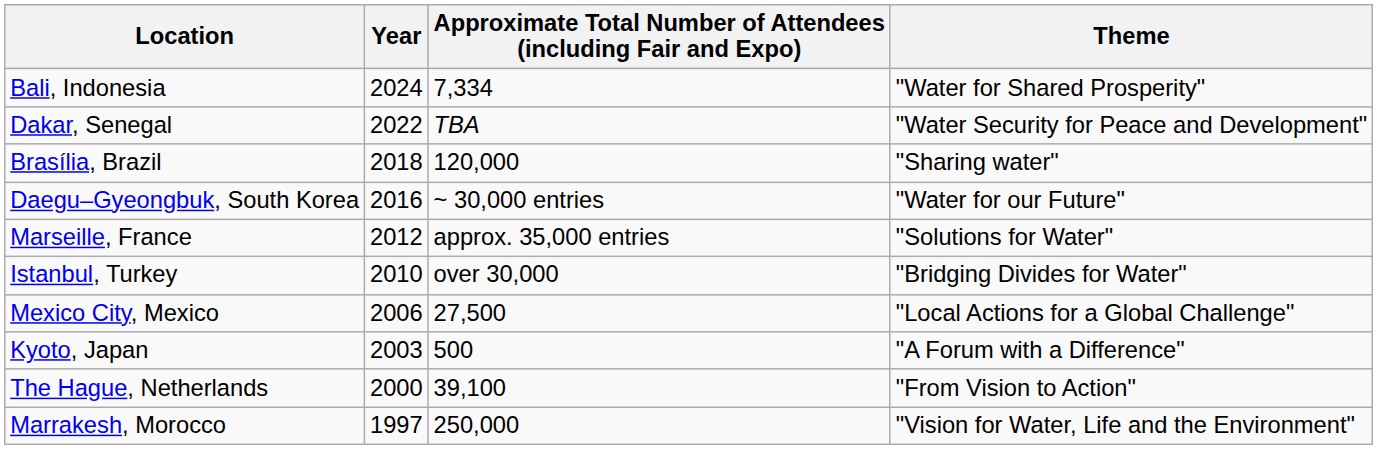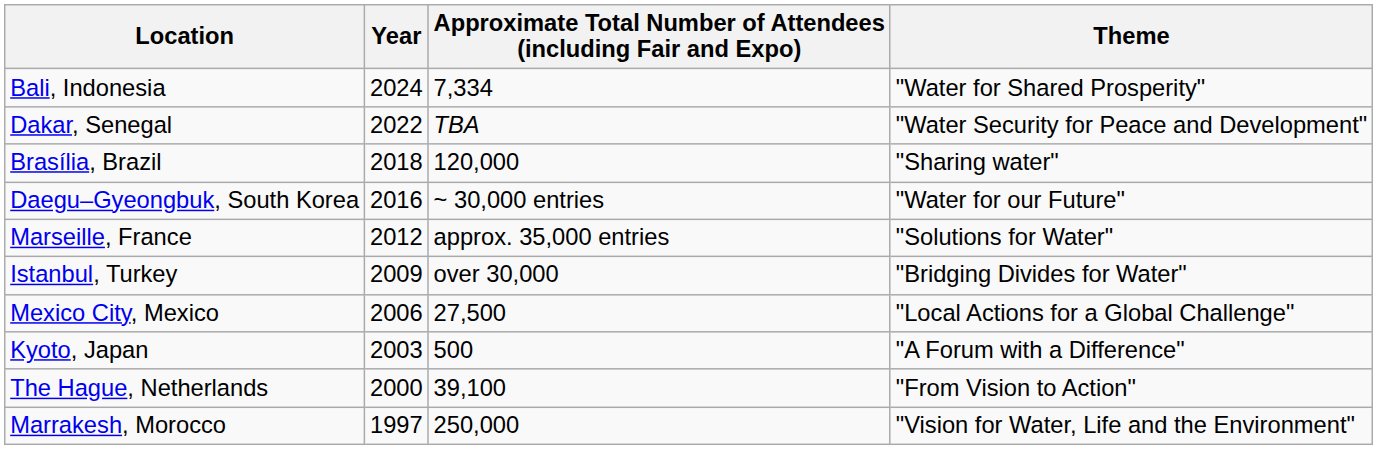(396, 275) 2010 -> (396, 275) 2009
